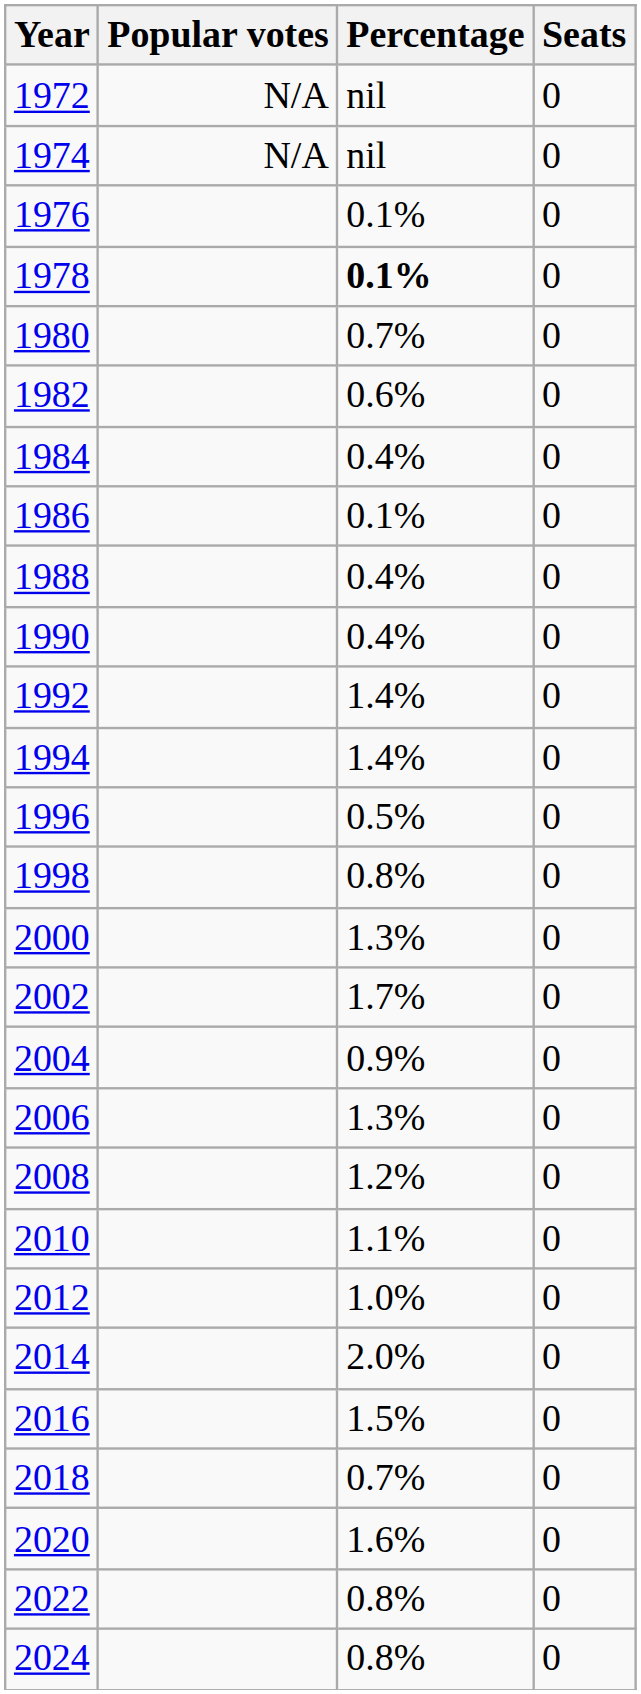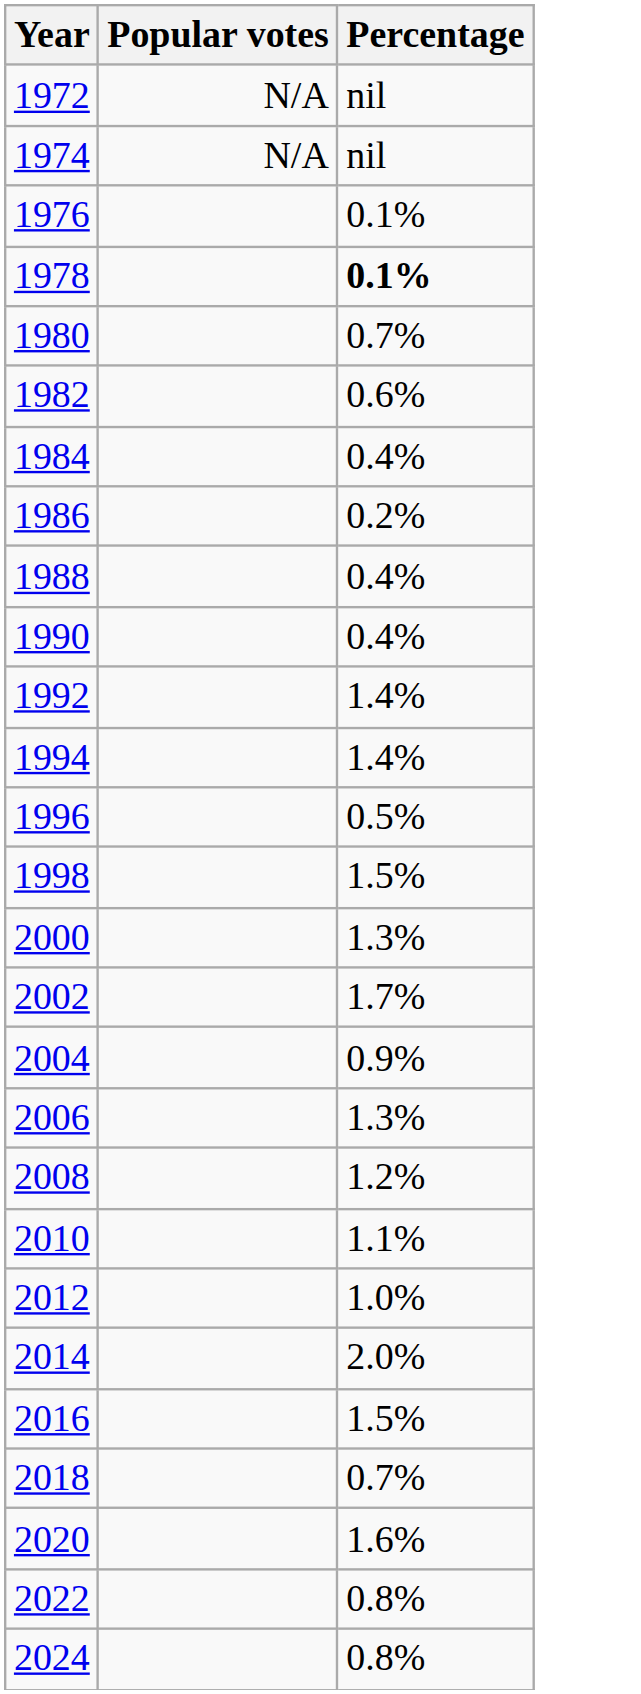- column: (584, 34)
(386, 515) 0.1% -> (386, 515) 0.2%
(386, 876) 0.8% -> (386, 876) 1.5%
